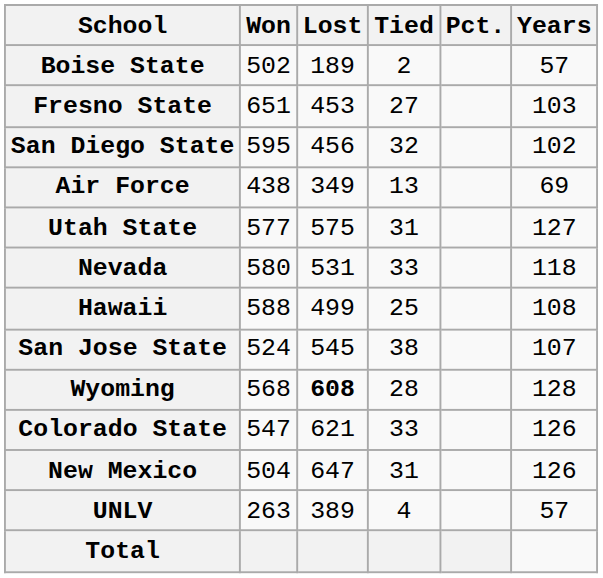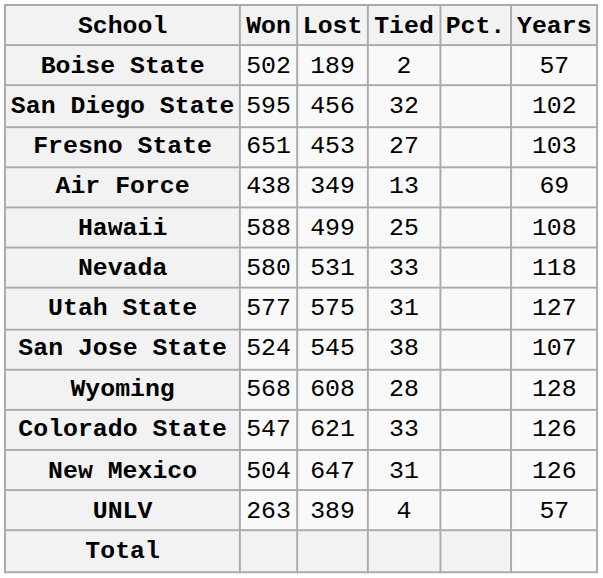rows swapped: (123, 106) <-> (123, 147)
rows swapped: (123, 308) <-> (123, 228)
(333, 389) bold -> (333, 389) normal
